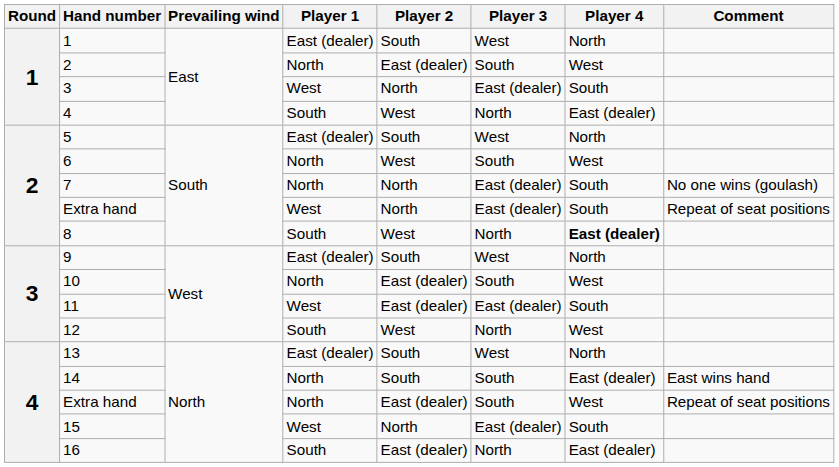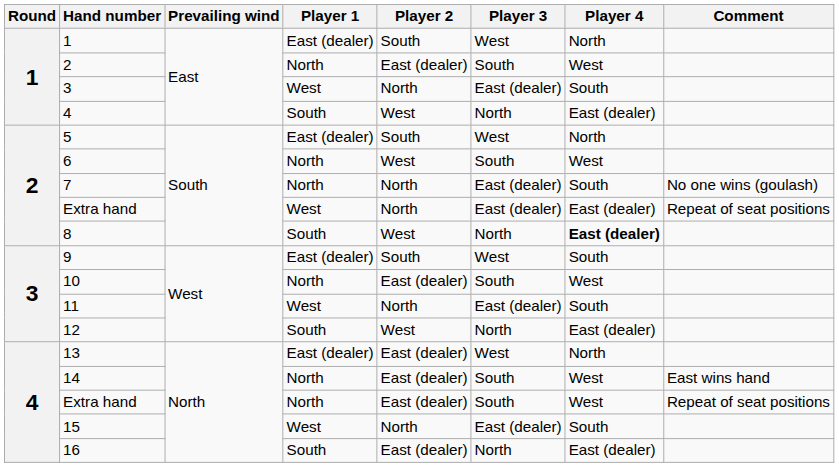(589, 209) South -> (612, 209) East (dealer)
(587, 257) North -> (589, 257) South
(424, 305) East (dealer) -> (399, 305) North
(586, 329) West -> (612, 329) East (dealer)
(400, 354) South -> (424, 354) East (dealer)
(400, 378) South -> (424, 378) East (dealer)
(612, 378) East (dealer) -> (586, 378) West
